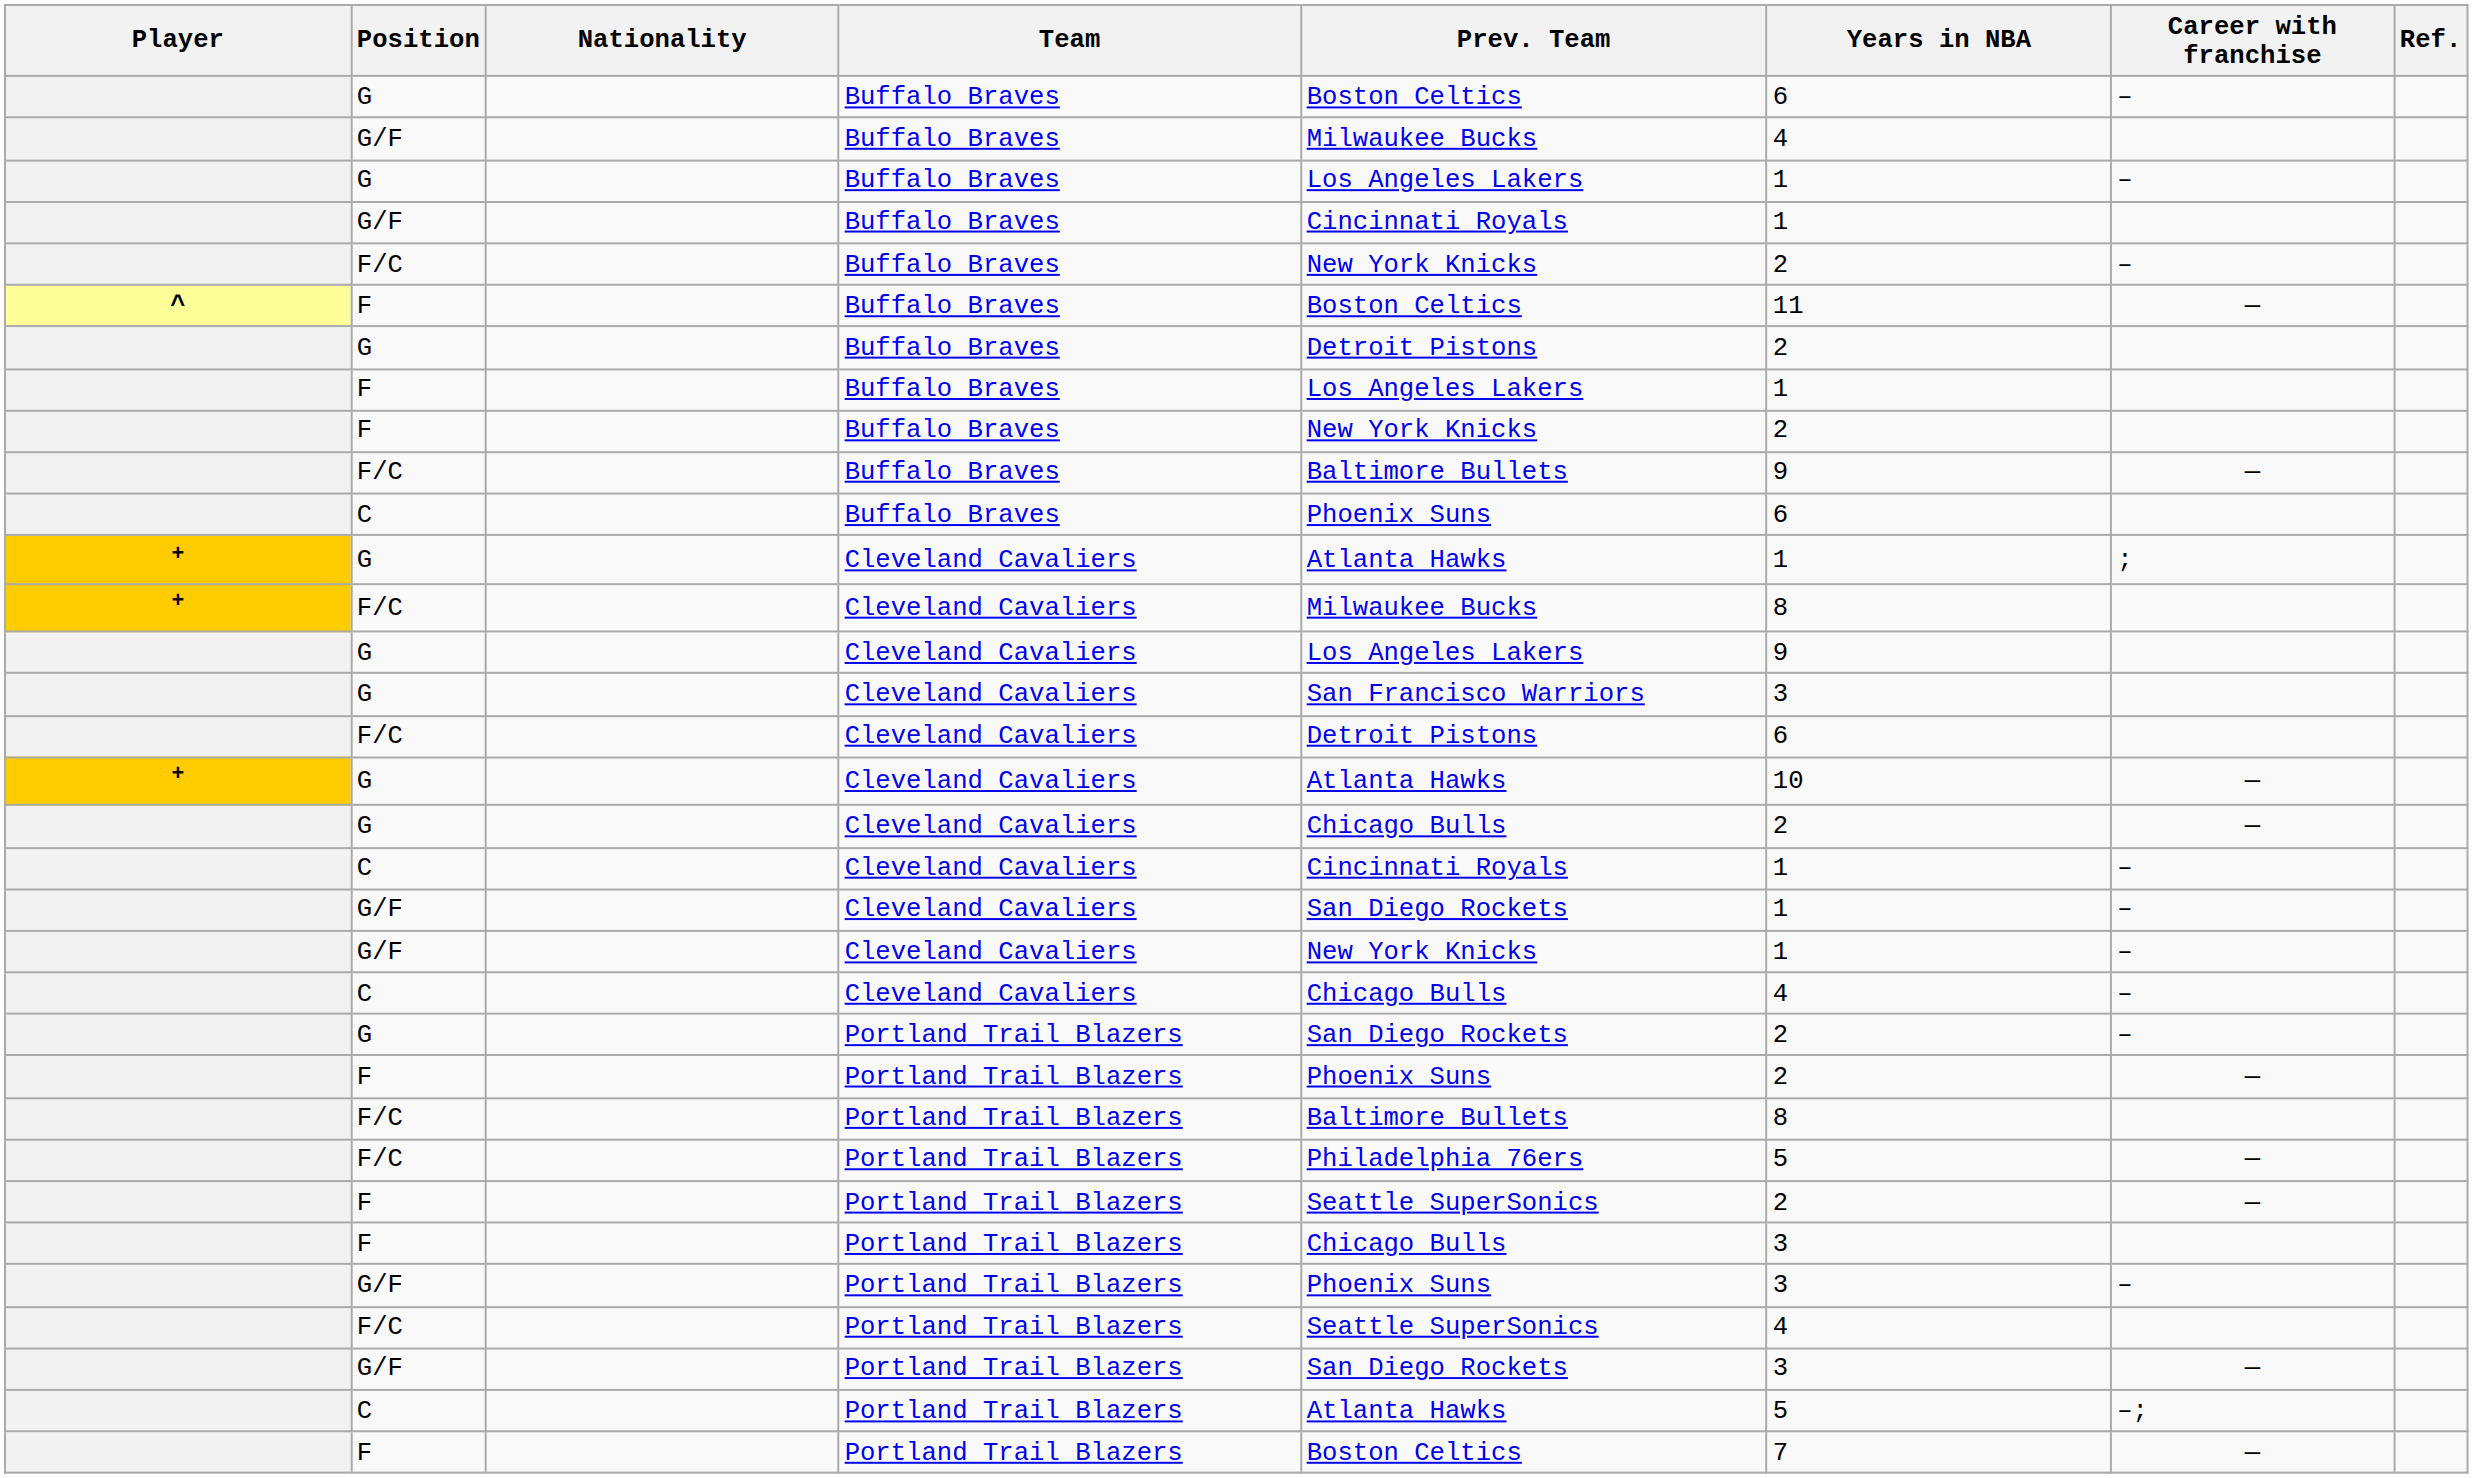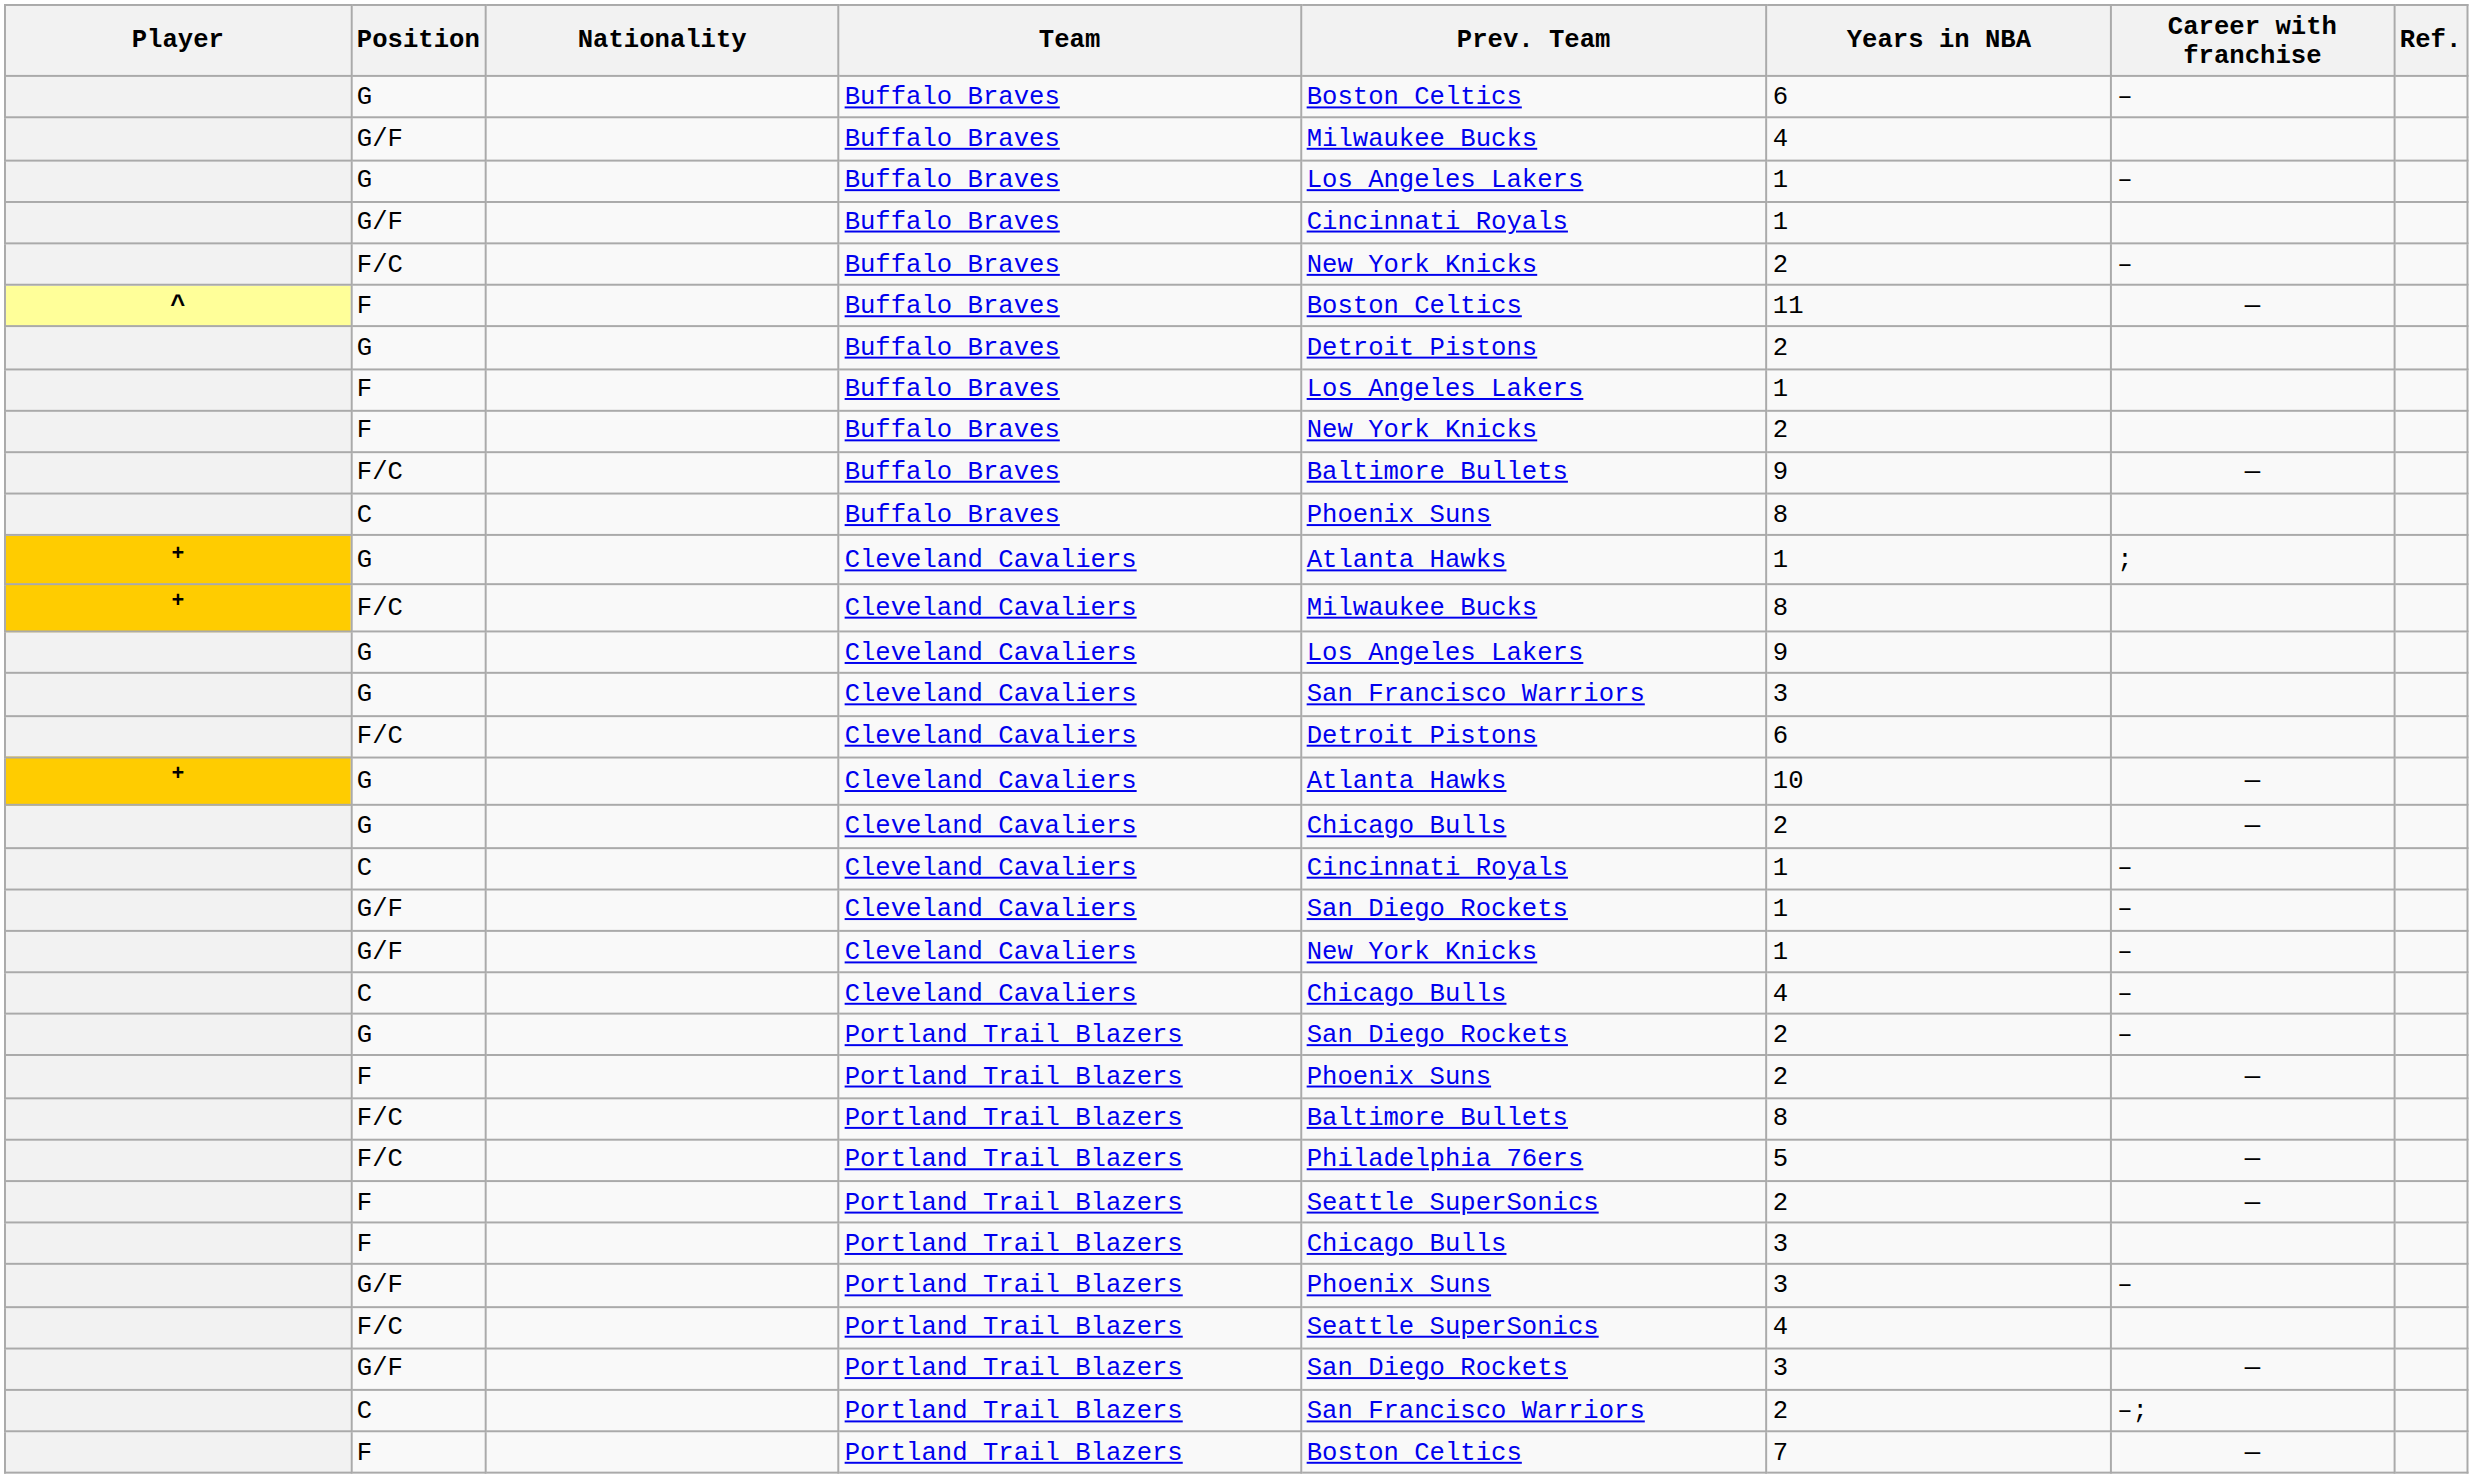(1781, 515) 6 -> (1781, 515) 8
(1407, 1411) Atlanta Hawks -> (1476, 1411) San Francisco Warriors
(1781, 1411) 5 -> (1781, 1411) 2
